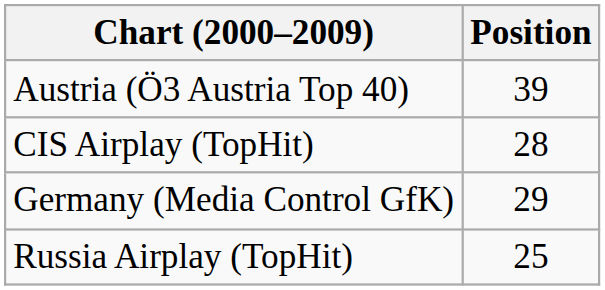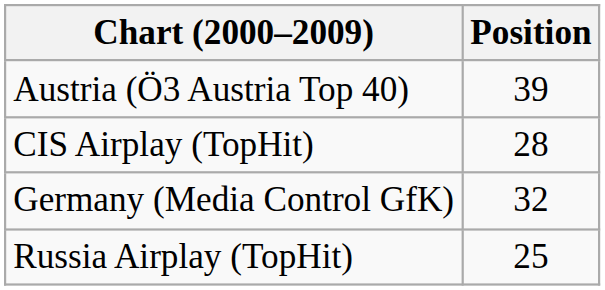(531, 199) 29 -> (531, 199) 32
